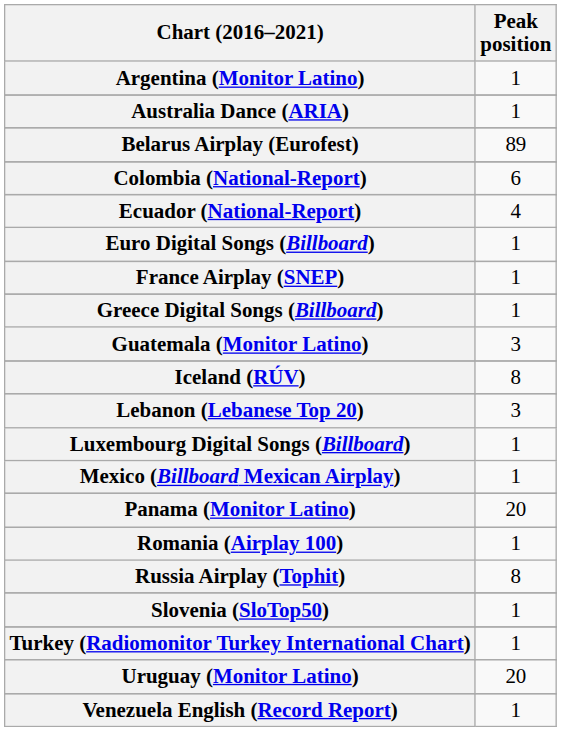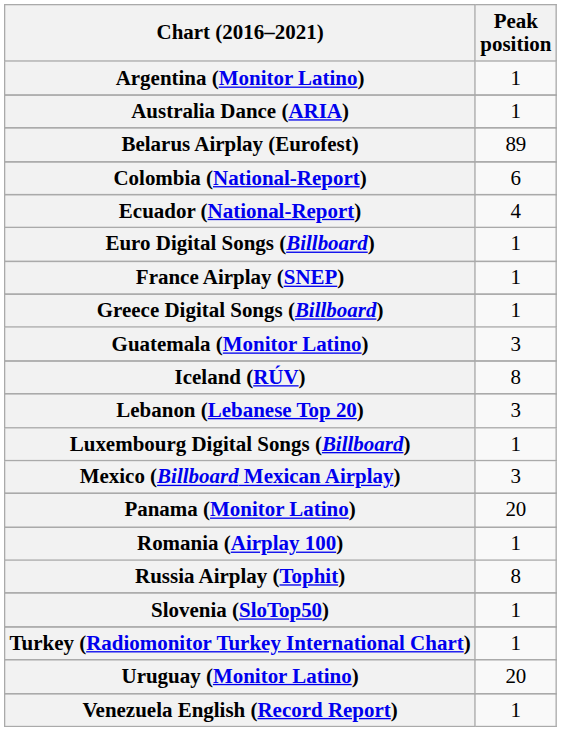(516, 476) 1 -> (516, 476) 3
